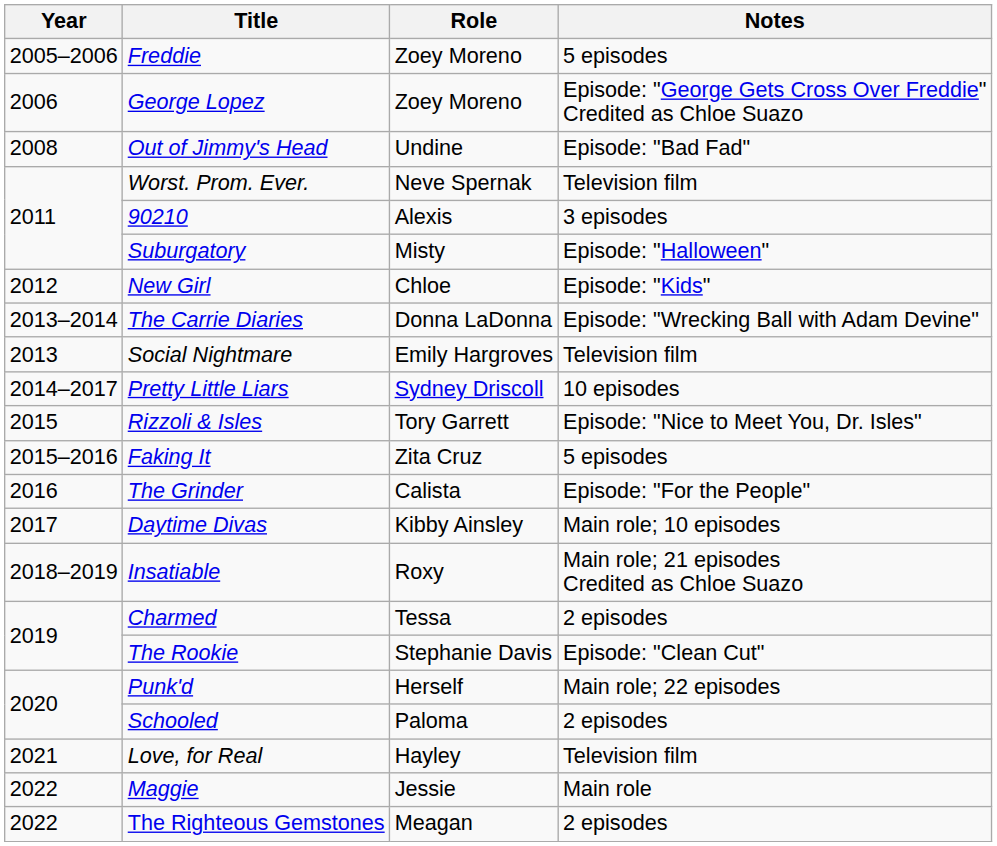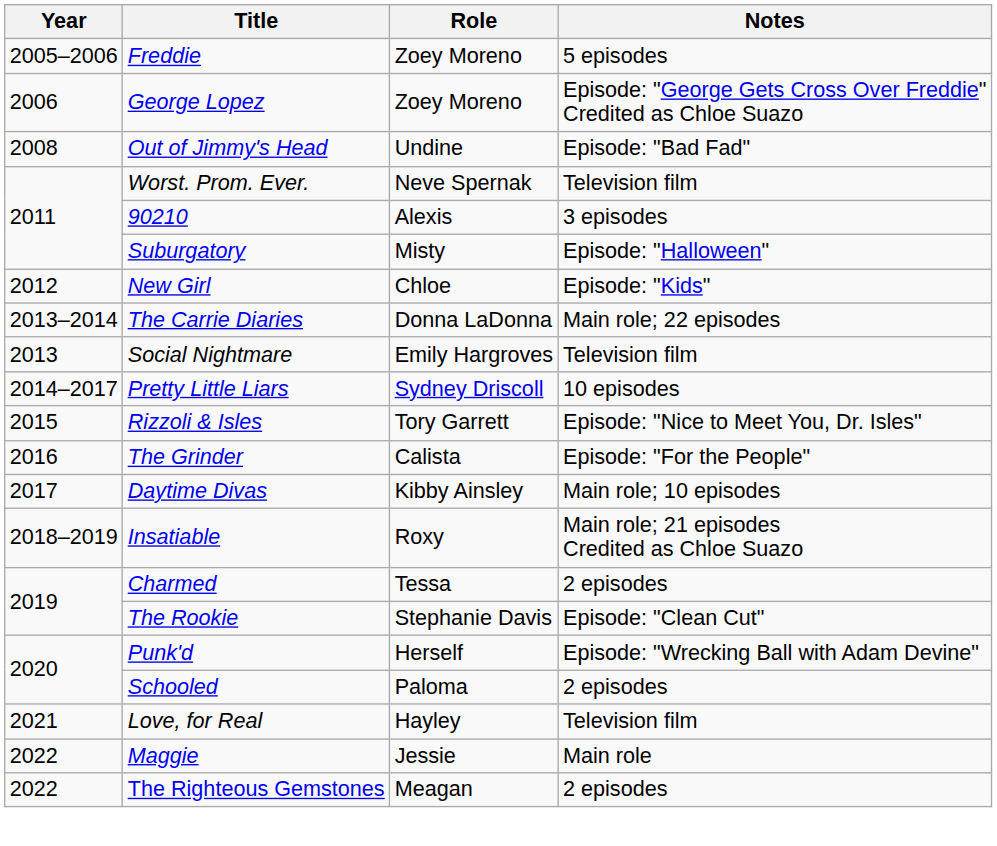(771, 319) Episode: "Wrecking Ball with Adam Devine" -> (672, 319) Main role; 22 episodes
- row: (169, 457)
(672, 686) Main role; 22 episodes -> (771, 652) Episode: "Wrecking Ball with Adam Devine"
